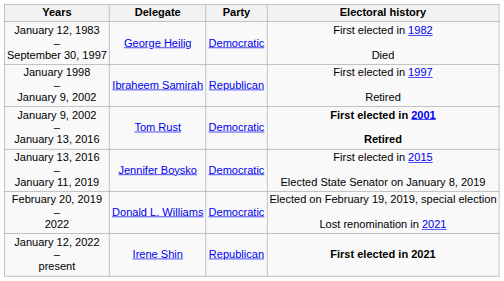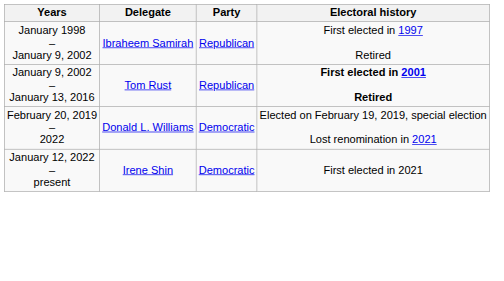- row: (57, 43)
(236, 127) Democratic -> (227, 85) Republican
- row: (57, 170)
(236, 254) Republican -> (227, 170) Democratic
(383, 254) bold -> (373, 170) normal
